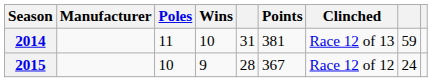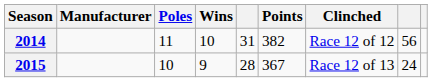(273, 40) 381 -> (273, 40) 382
(352, 40) Race 12 of 13 -> (352, 40) Race 12 of 12
(409, 40) 59 -> (409, 40) 56
(352, 64) Race 12 of 12 -> (352, 64) Race 12 of 13
